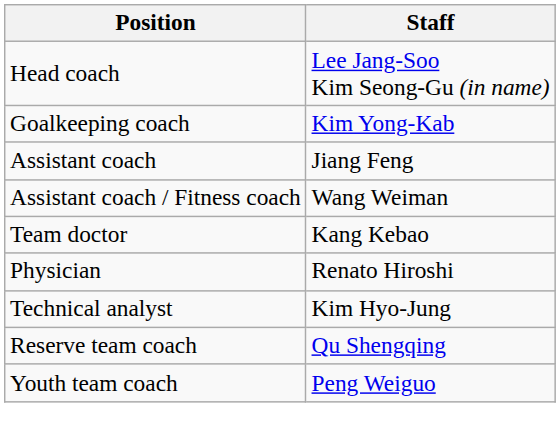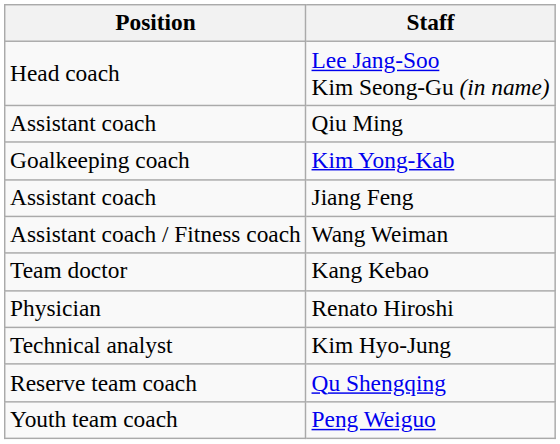+ row: (357, 123)
